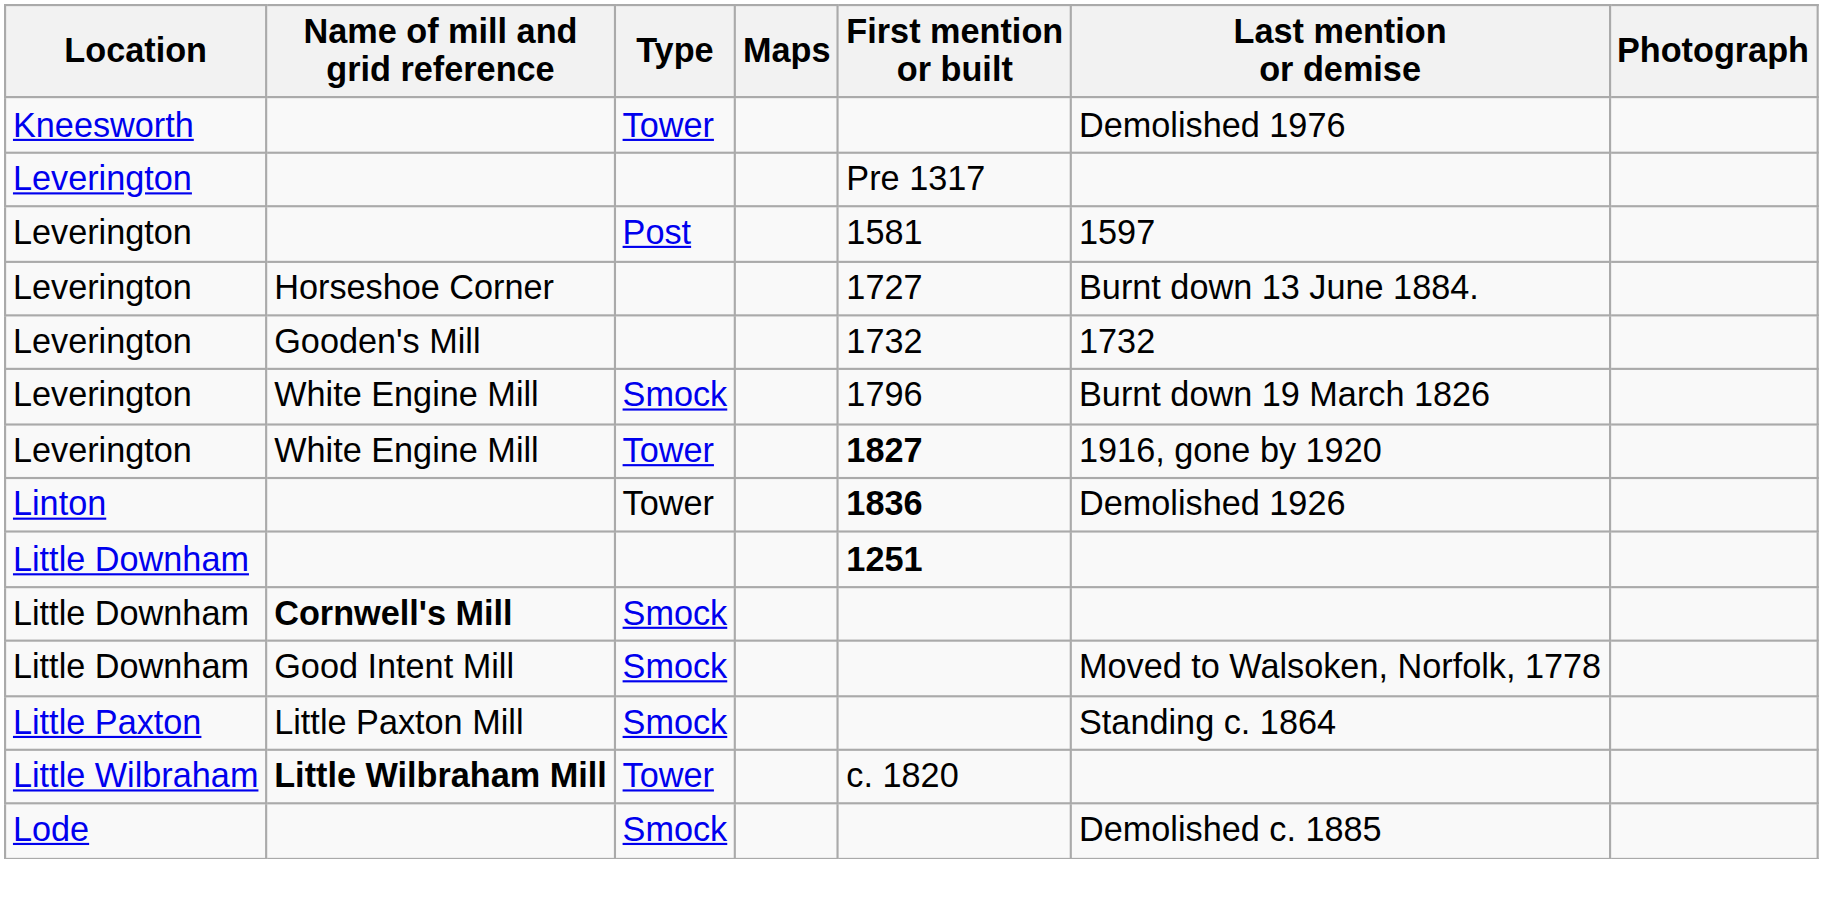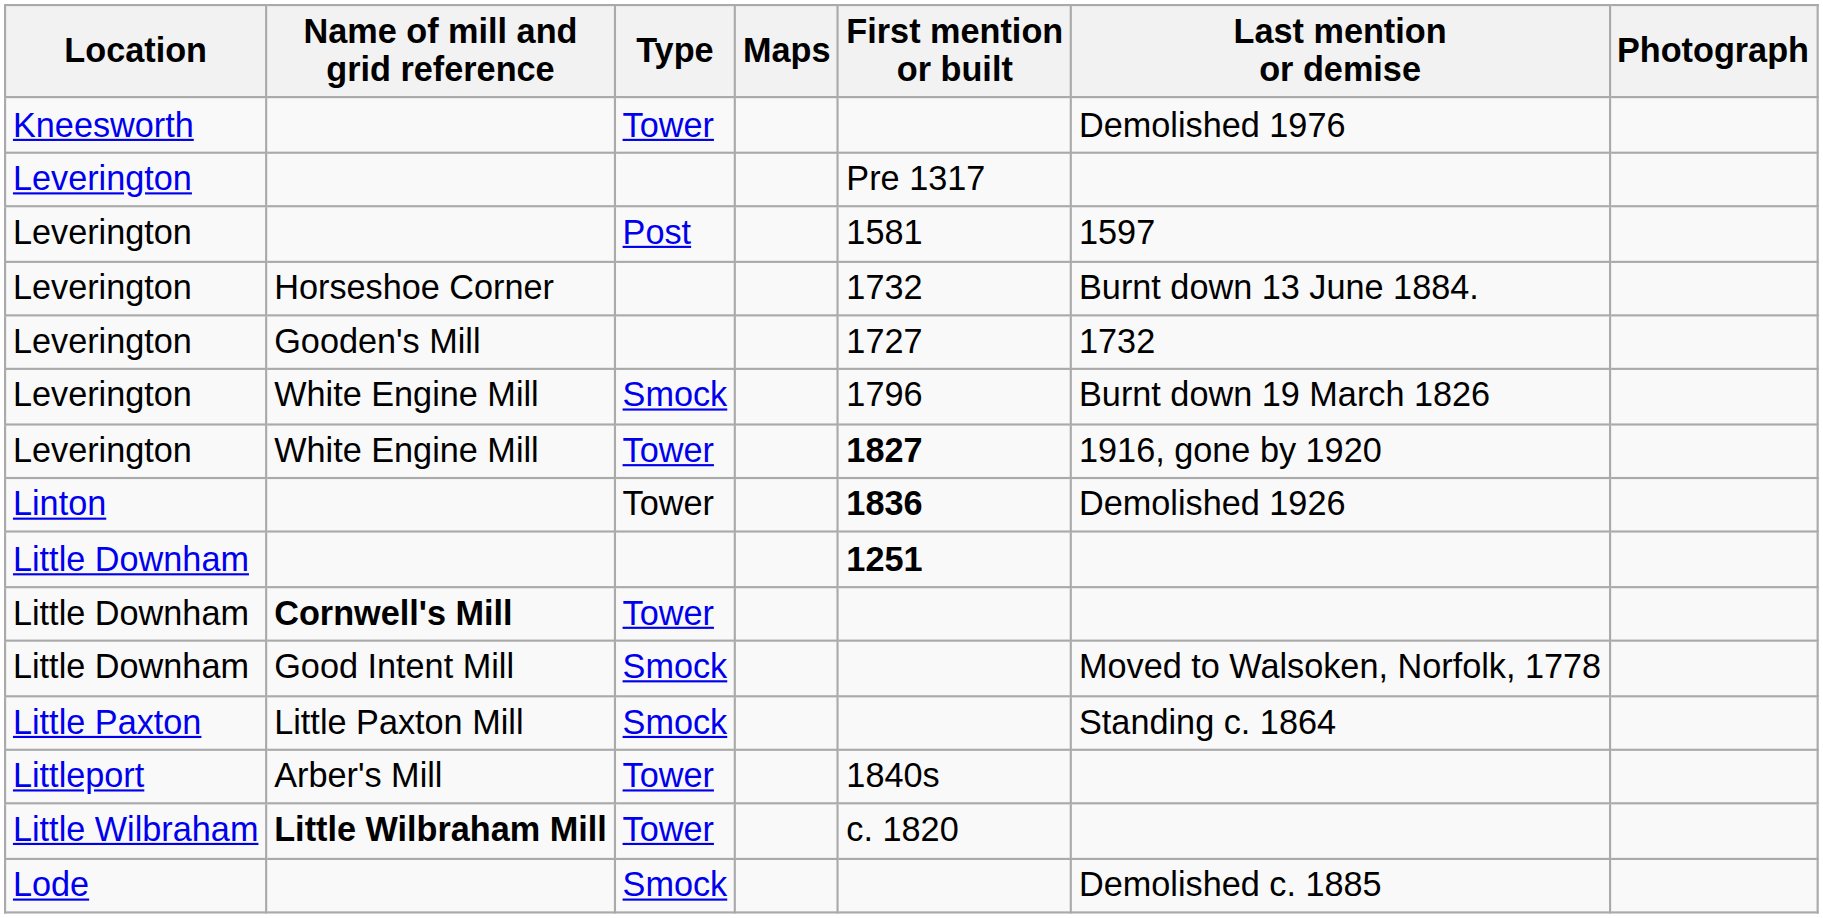(884, 287) 1727 -> (884, 287) 1732
(884, 341) 1732 -> (884, 341) 1727
(675, 613) Smock -> (668, 613) Tower
+ row: (79, 776)
